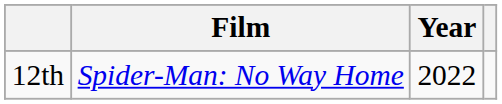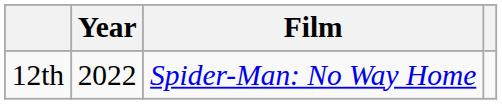columns swapped: (447, 27) <-> (241, 27)
